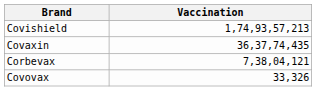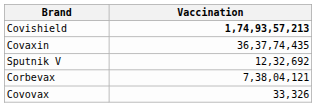(267, 29) normal -> (267, 29) bold
+ row: (34, 61)
